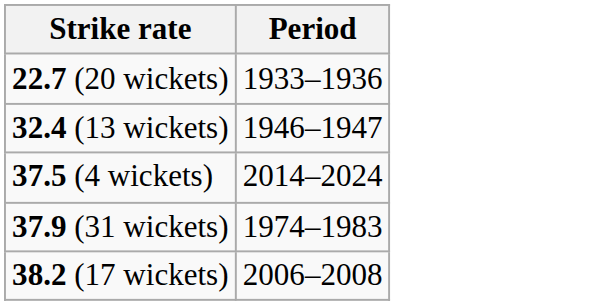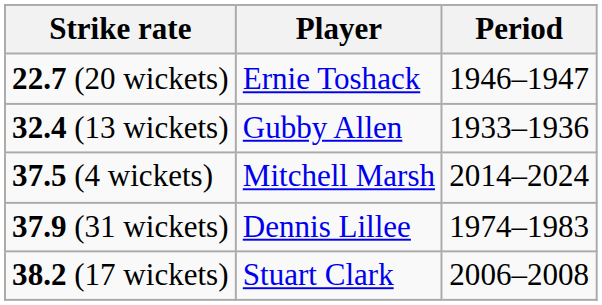+ column: (339, 29)
(313, 78) 1933–1936 -> (519, 78) 1946–1947
(313, 127) 1946–1947 -> (519, 127) 1933–1936
